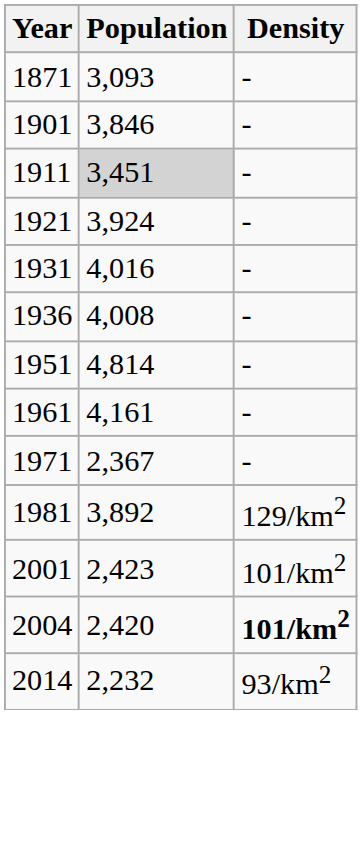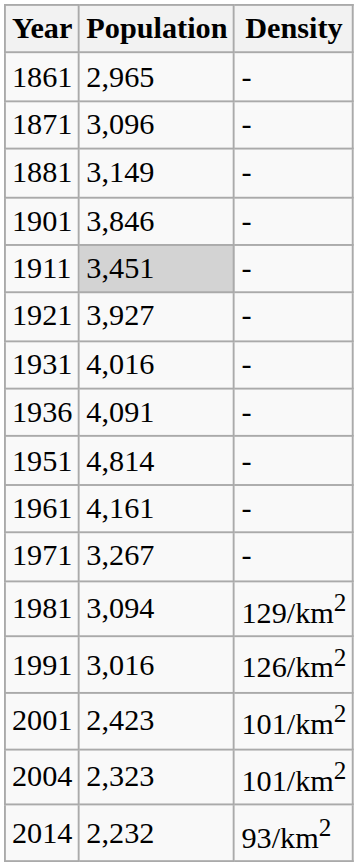+ row: (42, 76)
(120, 76) 3,093 -> (120, 124) 3,096
+ row: (42, 172)
(120, 220) 3,924 -> (120, 316) 3,927
(120, 316) 4,008 -> (120, 412) 4,091
(120, 460) 2,367 -> (120, 556) 3,267
(120, 512) 3,892 -> (120, 608) 3,094
+ row: (42, 664)
(120, 624) 2,420 -> (120, 776) 2,323
(296, 624) bold -> (294, 776) normal
